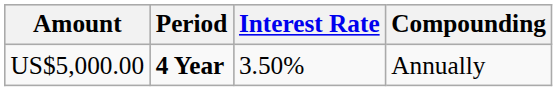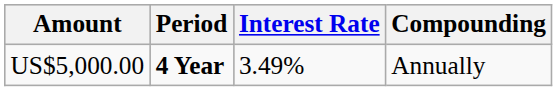(272, 64) 3.50% -> (272, 64) 3.49%
